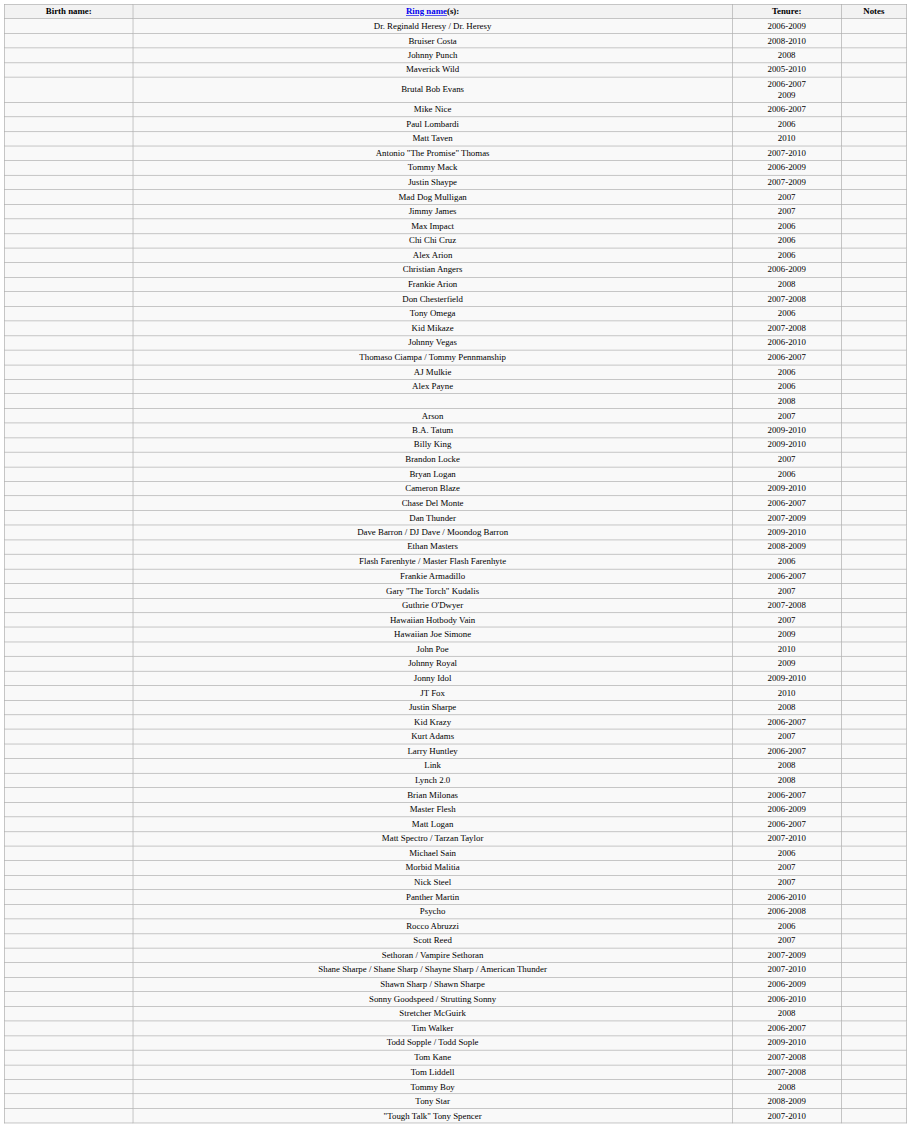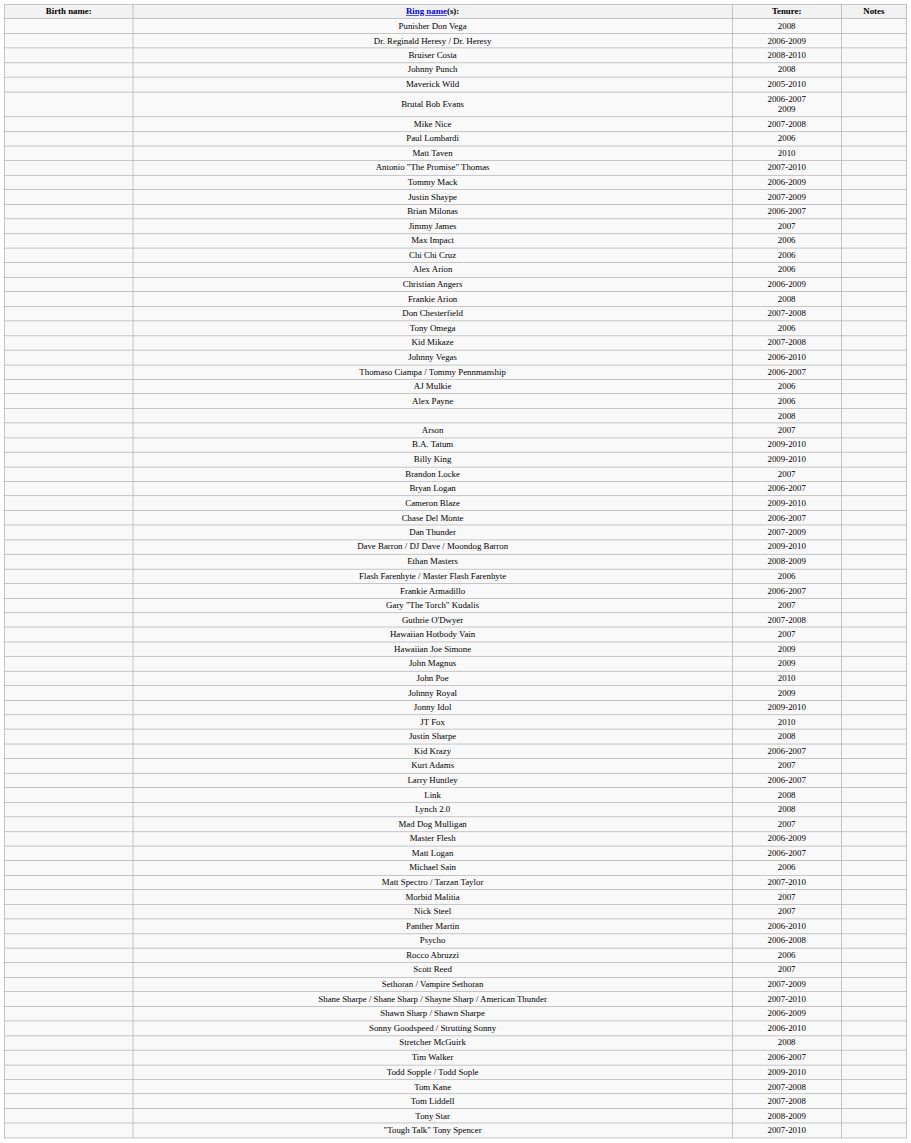+ row: (433, 25)
(787, 109) 2006-2007 -> (787, 123) 2007-2008
rows swapped: (433, 794) <-> (433, 196)
(787, 473) 2006 -> (787, 488) 2006-2007
+ row: (433, 663)
rows swapped: (433, 838) <-> (433, 853)
- row: (433, 1086)
